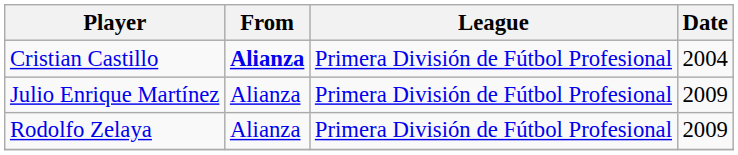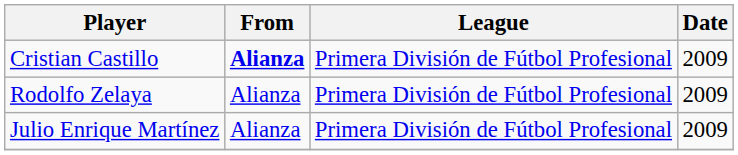(705, 58) 2004 -> (705, 58) 2009
rows swapped: (115, 94) <-> (81, 130)
